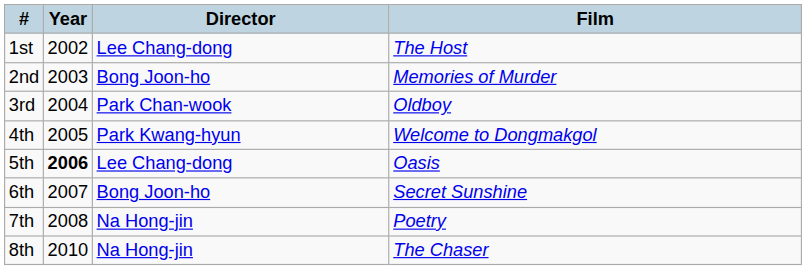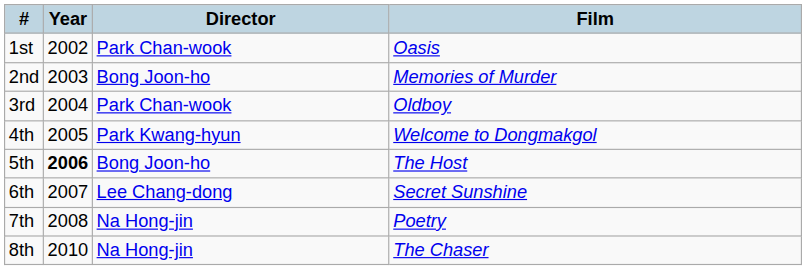(165, 47) Lee Chang-dong -> (164, 47) Park Chan-wook
(430, 47) The Host -> (417, 47) Oasis
(165, 163) Lee Chang-dong -> (153, 163) Bong Joon-ho
(417, 163) Oasis -> (430, 163) The Host
(153, 192) Bong Joon-ho -> (165, 192) Lee Chang-dong
